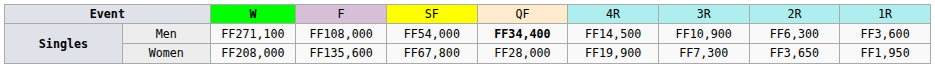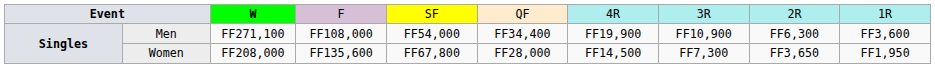(522, 34) bold -> (522, 34) normal
(613, 34) FF14,500 -> (613, 34) FF19,900
(613, 53) FF19,900 -> (613, 53) FF14,500
